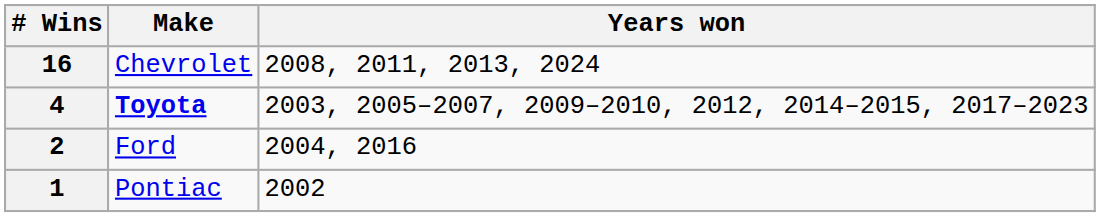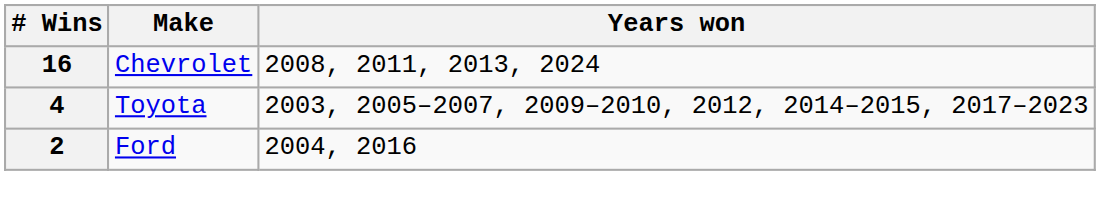(161, 108) bold -> (161, 108) normal
- row: (57, 190)
